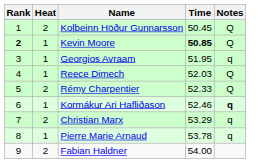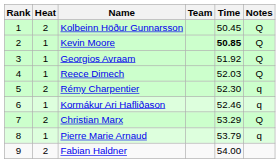+ column: (200, 12)
(18, 43) bold -> (18, 43) normal
(200, 58) 51.95 -> (229, 58) 51.92
(230, 58) q -> (259, 58) Q
(200, 89) 52.33 -> (229, 89) 52.30
(230, 89) Q -> (259, 89) q
(230, 105) bold -> (259, 105) normal
(230, 120) q -> (259, 120) Q
(200, 135) 53.78 -> (229, 135) 53.79
